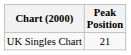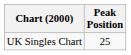(105, 41) 21 -> (105, 41) 25
